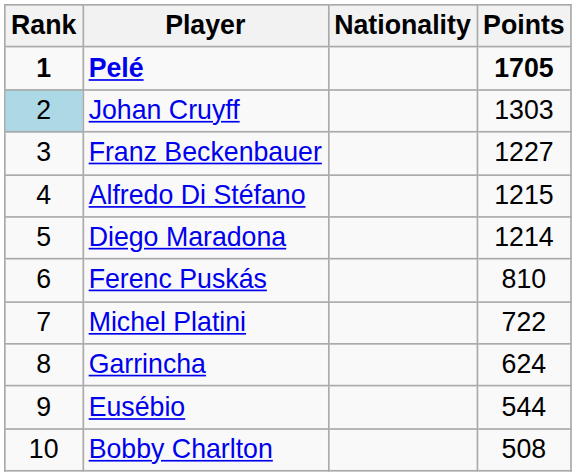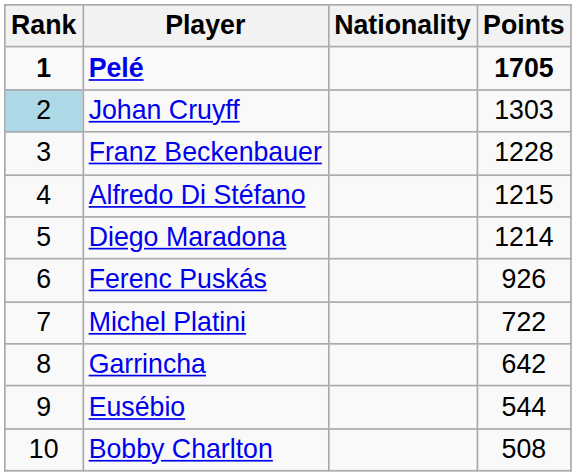(524, 152) 1227 -> (524, 152) 1228
(524, 279) 810 -> (524, 279) 926
(524, 364) 624 -> (524, 364) 642
